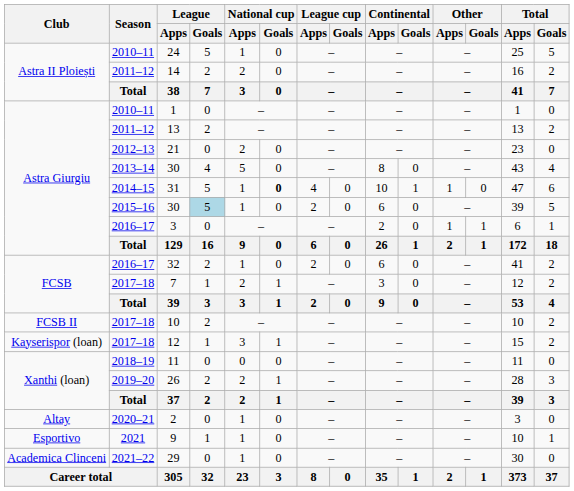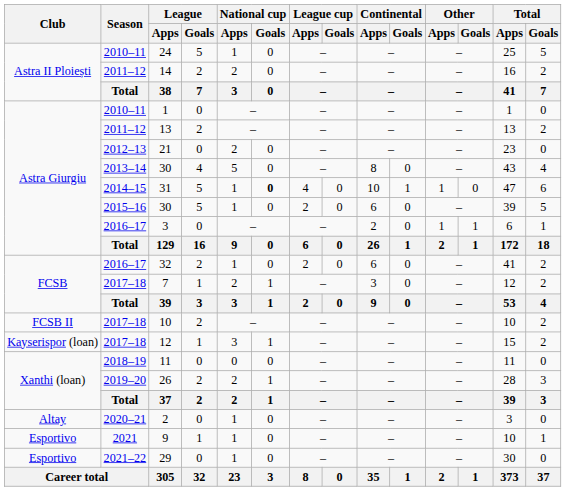(207, 206) lightblue background -> (199, 206) no background
(57, 457) Academica Clinceni -> (53, 457) Esportivo
